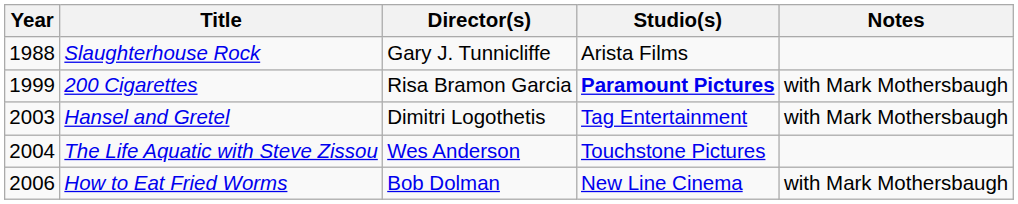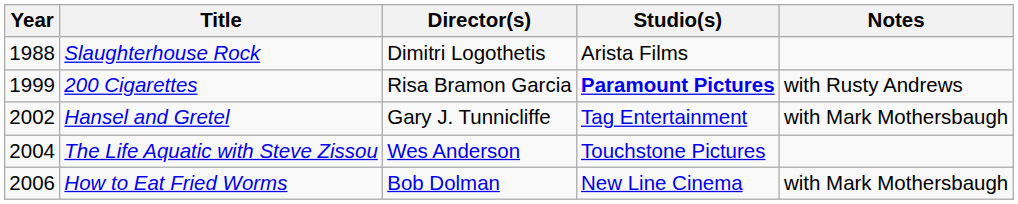(469, 53) Gary J. Tunnicliffe -> (466, 53) Dimitri Logothetis
(896, 85) with Mark Mothersbaugh -> (873, 85) with Rusty Andrews
(32, 118) 2003 -> (32, 118) 2002
(466, 118) Dimitri Logothetis -> (469, 118) Gary J. Tunnicliffe
